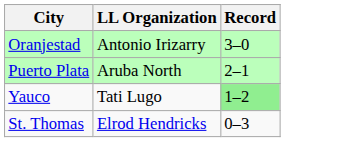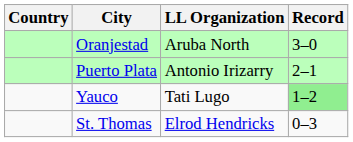+ column: (38, 17)
(151, 44) Antonio Irizarry -> (207, 44) Aruba North
(139, 70) Aruba North -> (219, 70) Antonio Irizarry
